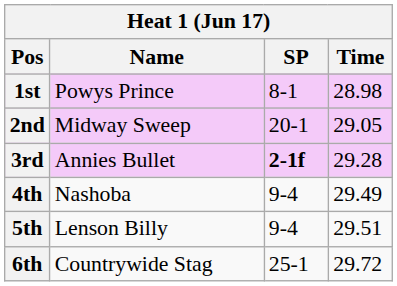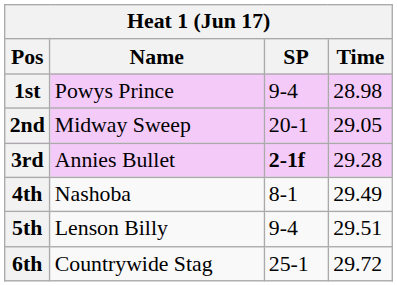(283, 90) 8-1 -> (283, 90) 9-4
(283, 194) 9-4 -> (283, 194) 8-1
